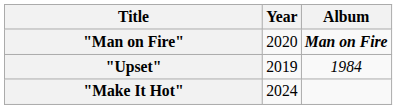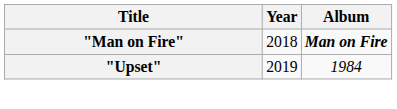(282, 41) 2020 -> (282, 41) 2018
- row: (134, 91)
